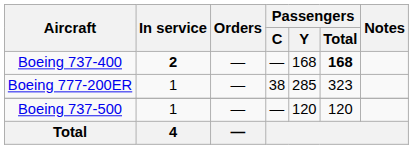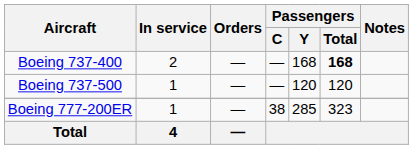(173, 62) bold -> (173, 62) normal
rows swapped: (70, 109) <-> (70, 86)
